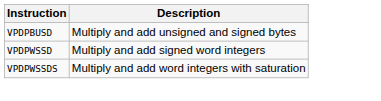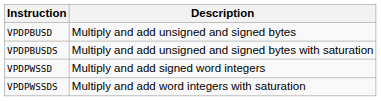+ row: (32, 50)
